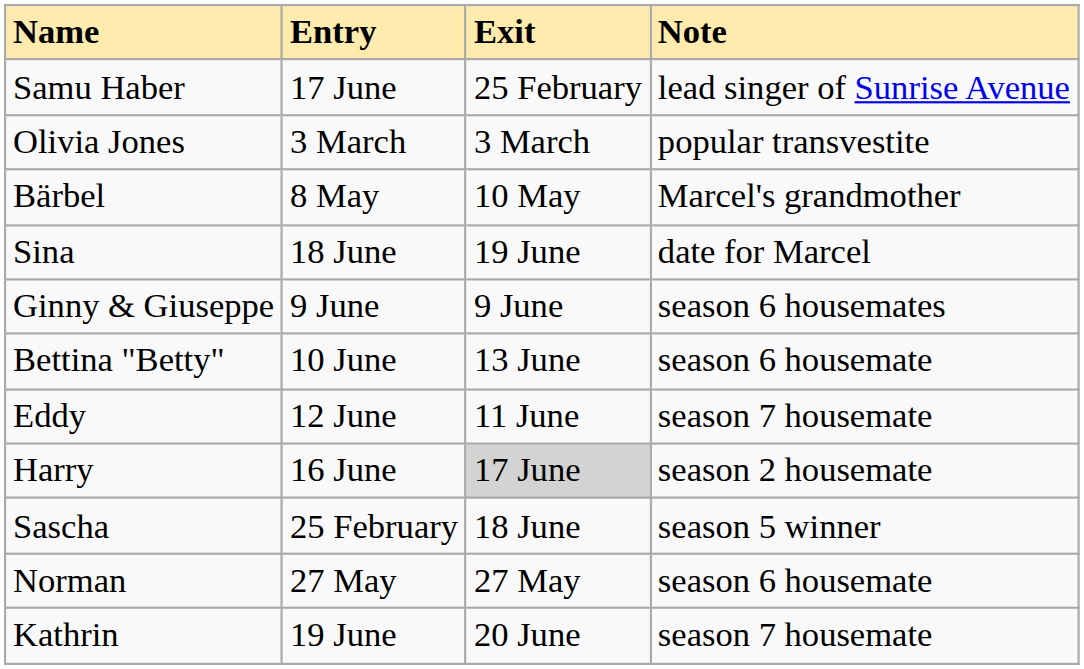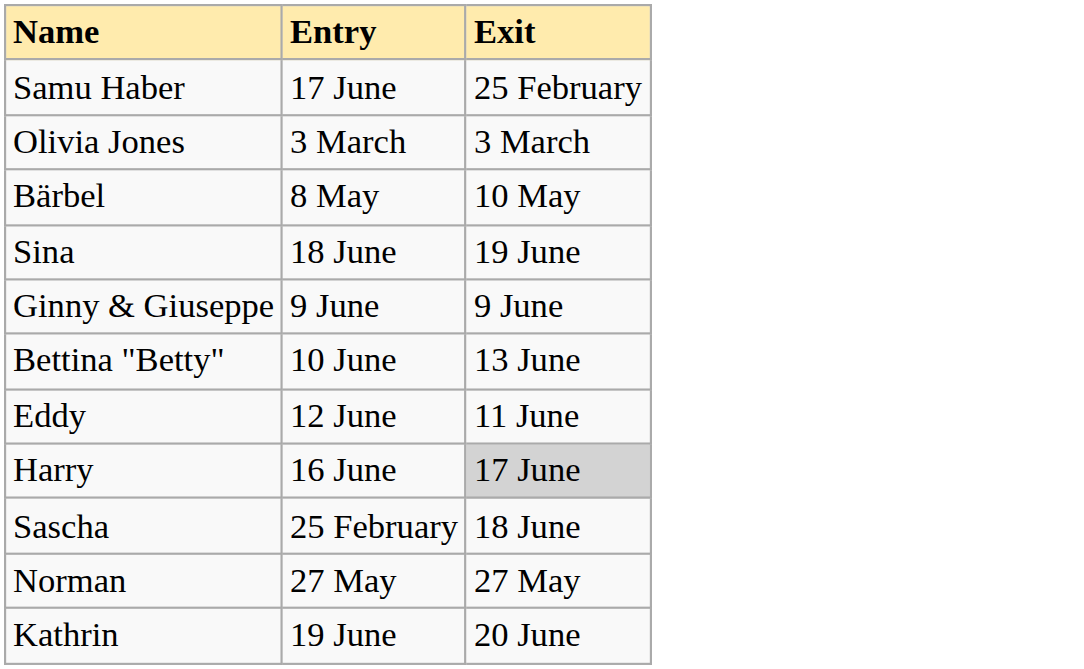- column: (692, 31)
